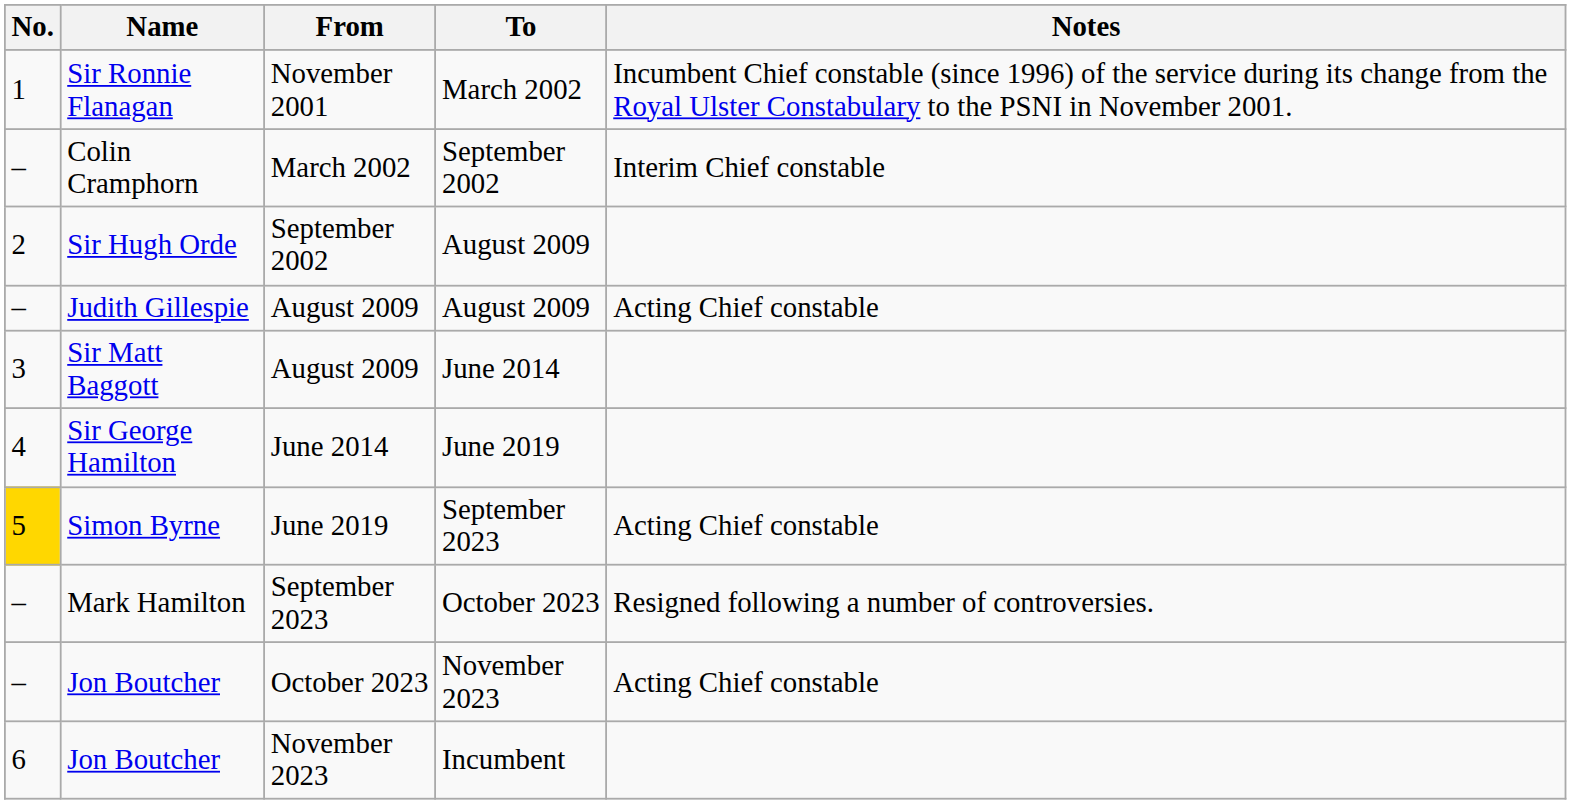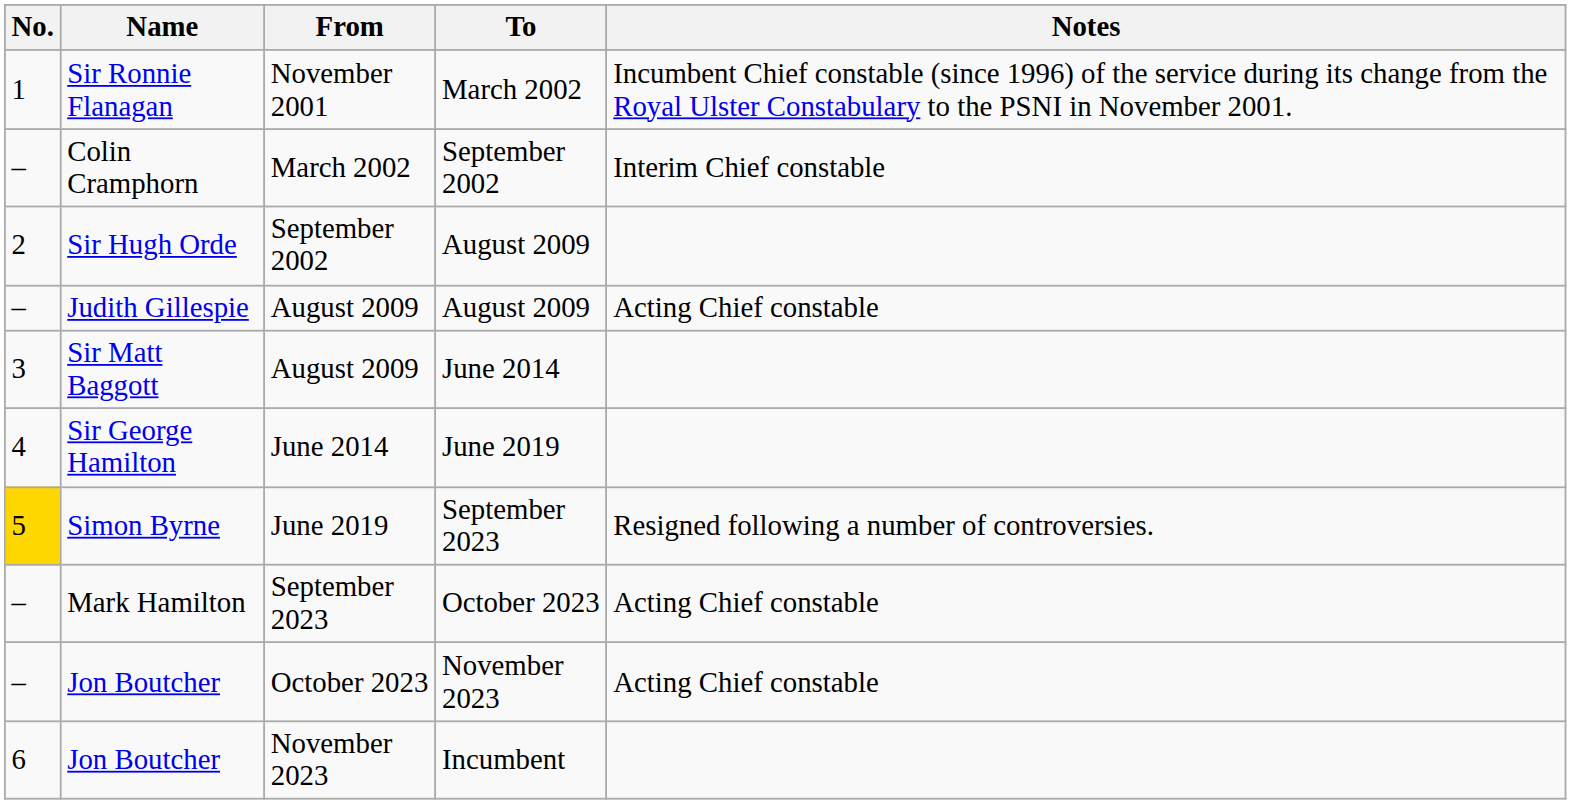(746, 525) Acting Chief constable -> (884, 525) Resigned following a number of controversies.
(884, 603) Resigned following a number of controversies. -> (746, 603) Acting Chief constable
